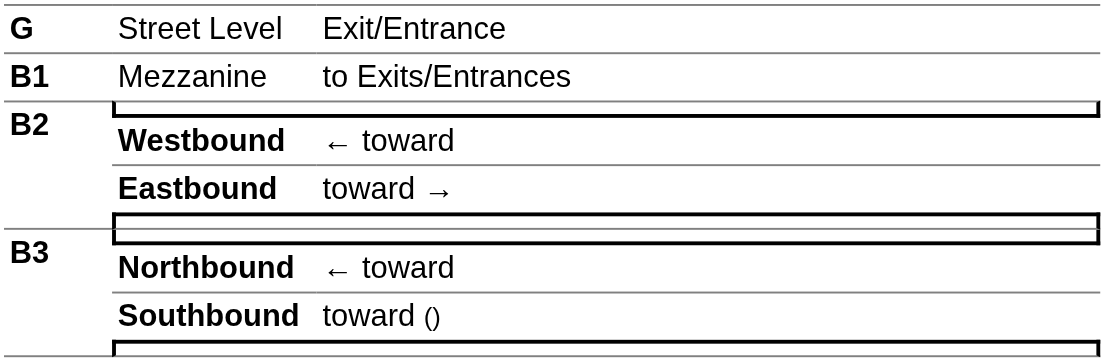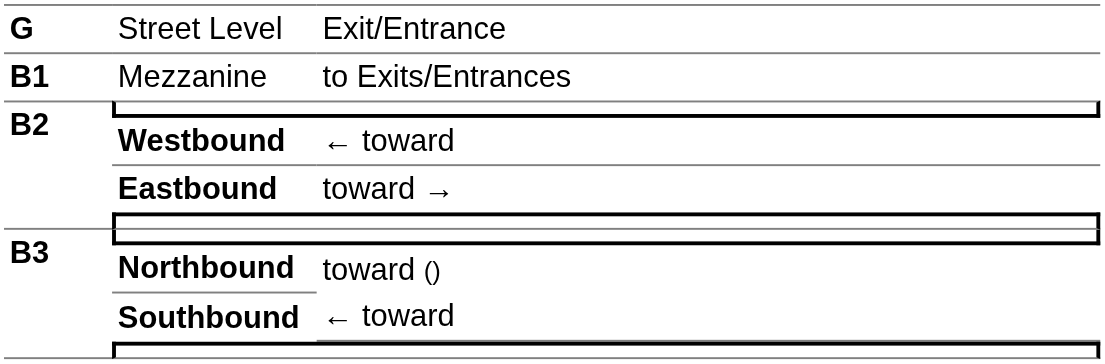(389, 267) ← toward -> (382, 268) toward ()
(382, 316) toward () -> (389, 316) ← toward
